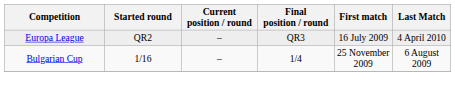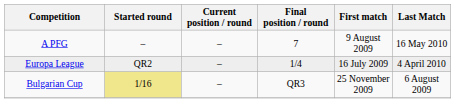+ row: (55, 43)
(296, 38) QR3 -> (296, 64) 1/4
(143, 58) no background -> (143, 84) khaki background
(296, 58) 1/4 -> (296, 84) QR3
